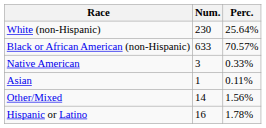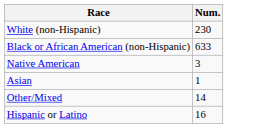- column: (242, 13)
